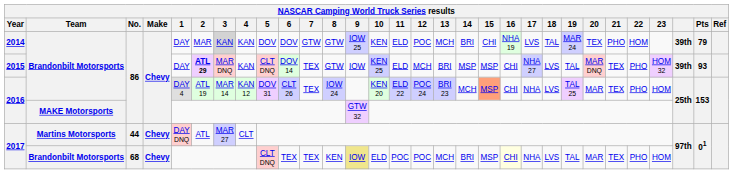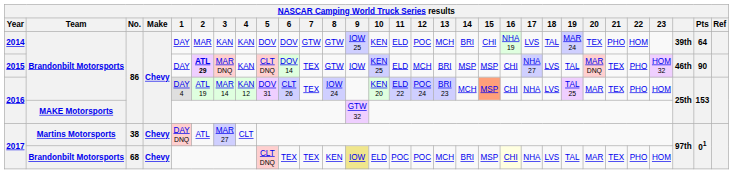(225, 43) lightgrey background -> (225, 43) no background
(702, 43) 79 -> (702, 43) 64
(683, 66) 39th -> (683, 66) 46th
(702, 66) 93 -> (702, 66) 90
(135, 135) 44 -> (135, 135) 38
